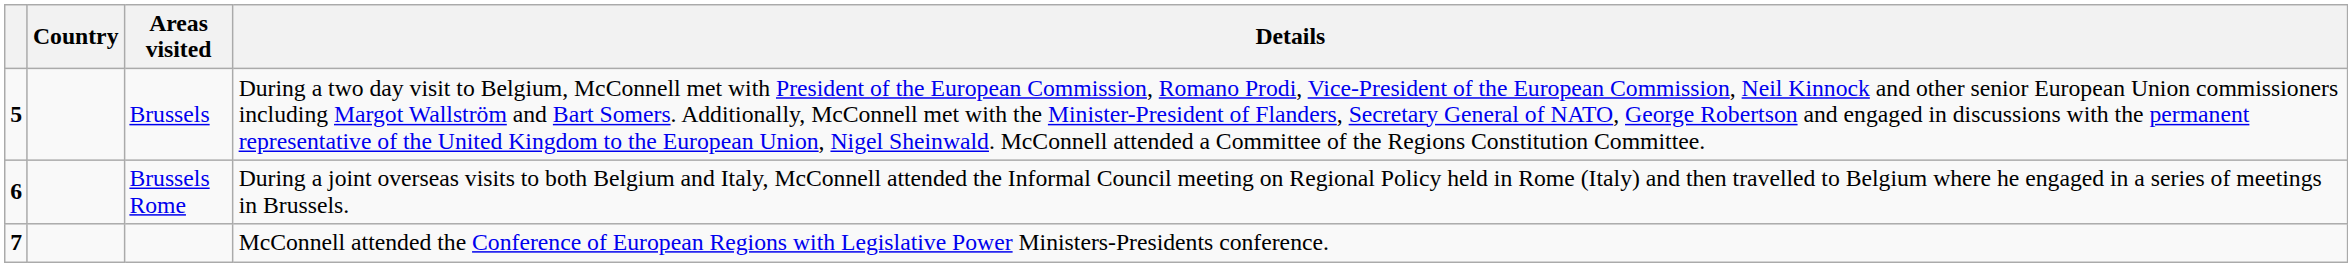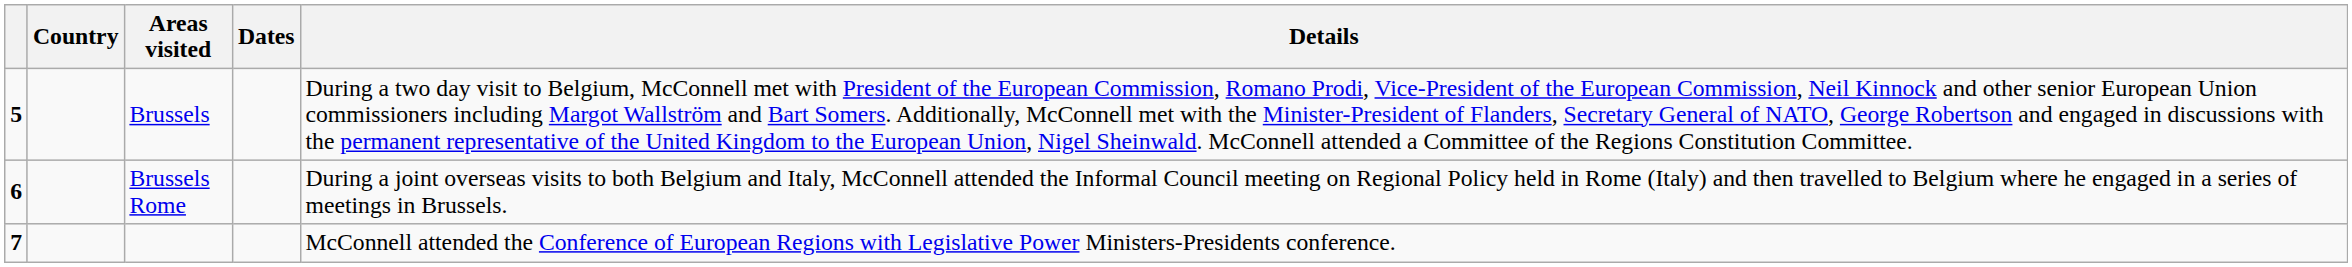+ column: (266, 36)
